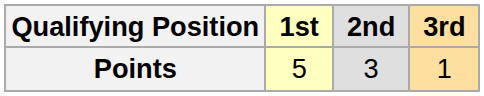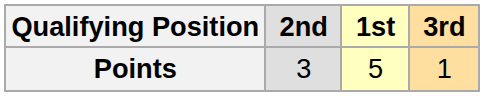columns swapped: (299, 26) <-> (371, 26)
